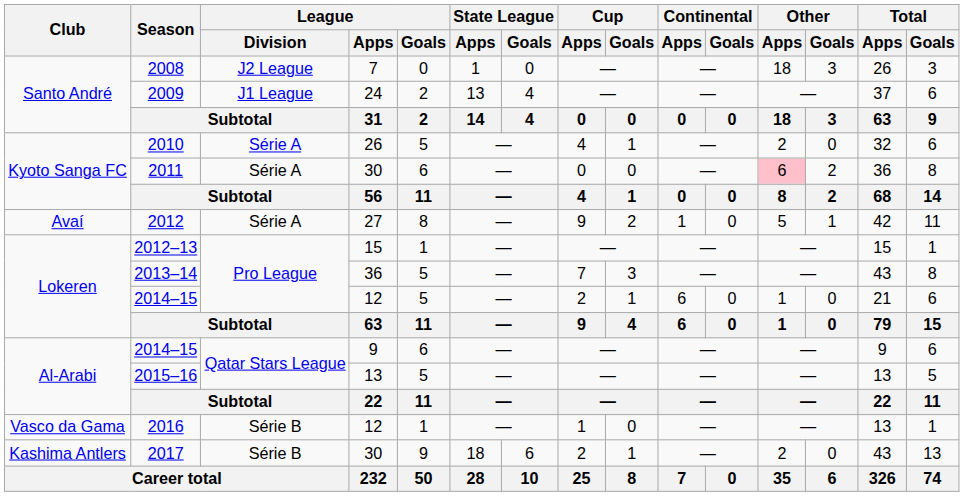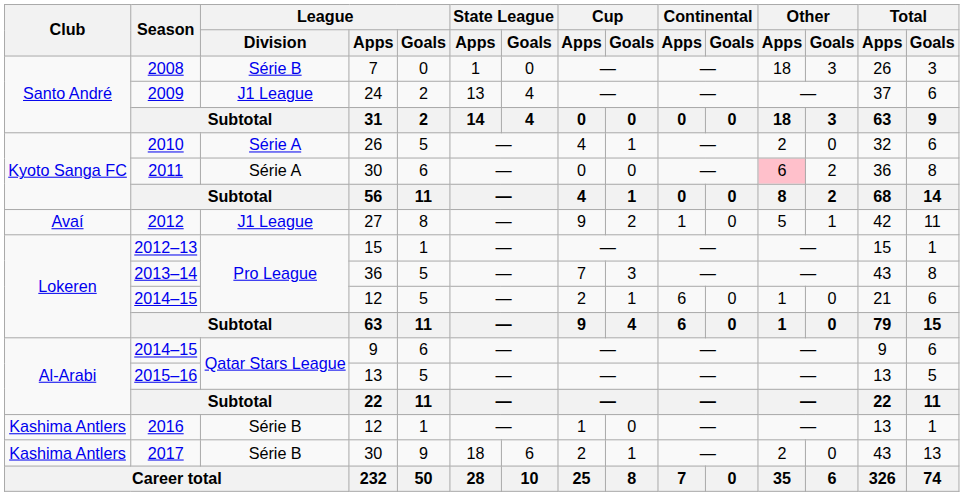(275, 68) J2 League -> (275, 68) Série B
(275, 222) Série A -> (275, 222) J1 League
(68, 427) Vasco da Gama -> (68, 427) Kashima Antlers
